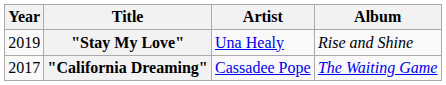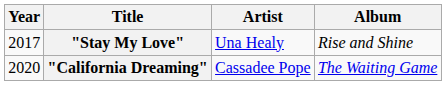(24, 42) 2019 -> (24, 42) 2017
(24, 67) 2017 -> (24, 67) 2020
